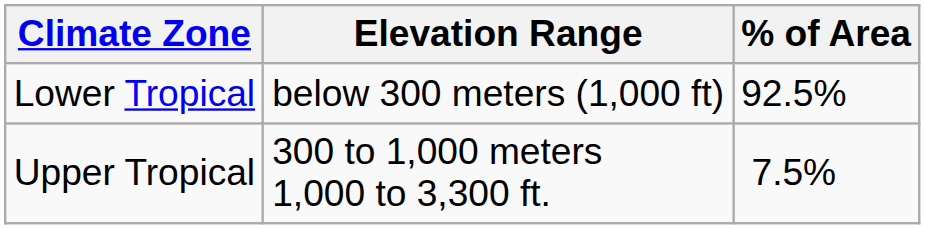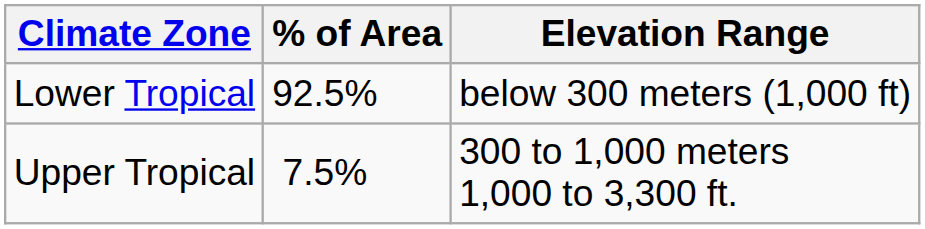columns swapped: (498, 33) <-> (826, 33)
